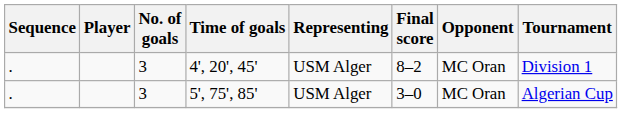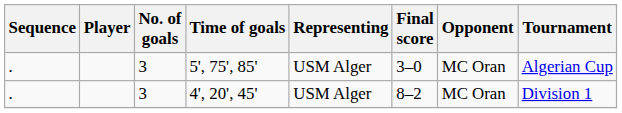rows swapped: (223, 94) <-> (223, 66)
